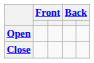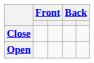rows swapped: (19, 49) <-> (19, 33)
